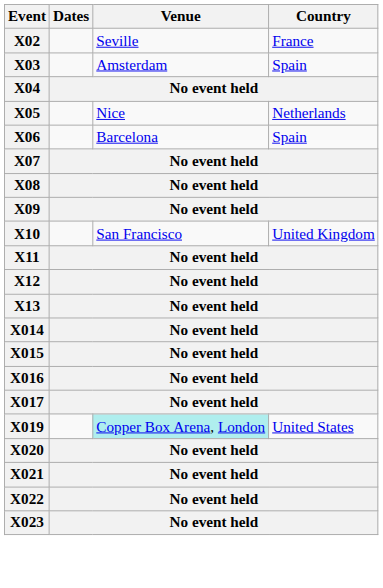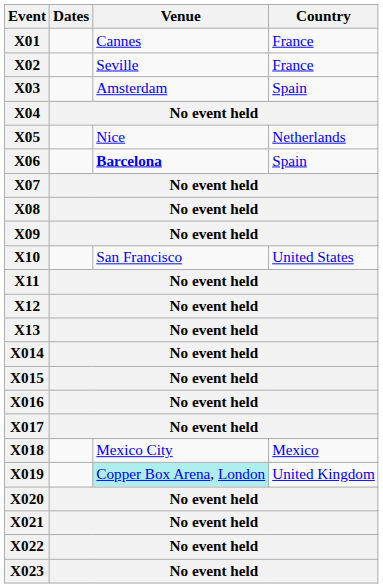+ row: (27, 40)
(127, 137) normal -> (129, 161) bold
(323, 233) United Kingdom -> (313, 257) United States
+ row: (27, 450)
(313, 426) United States -> (323, 474) United Kingdom
